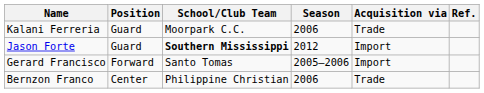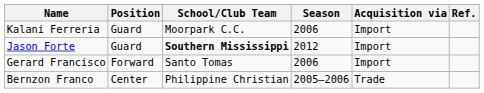(370, 30) Trade -> (373, 30) Import
(321, 63) 2005–2006 -> (306, 63) 2006
(306, 80) 2006 -> (321, 80) 2005–2006
